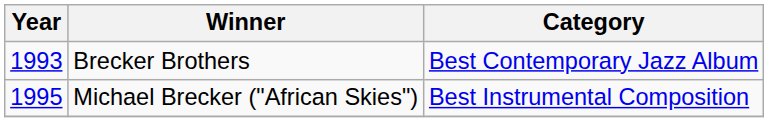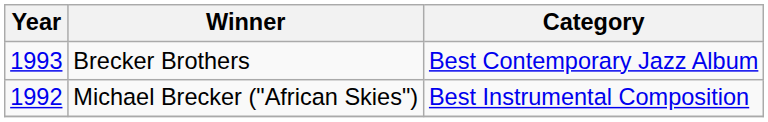(36, 97) 1995 -> (36, 97) 1992
